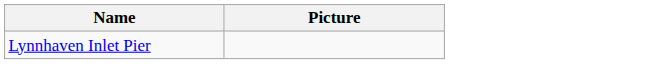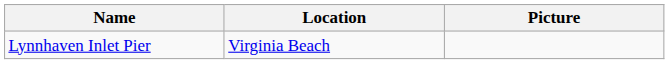+ column: (334, 17)
